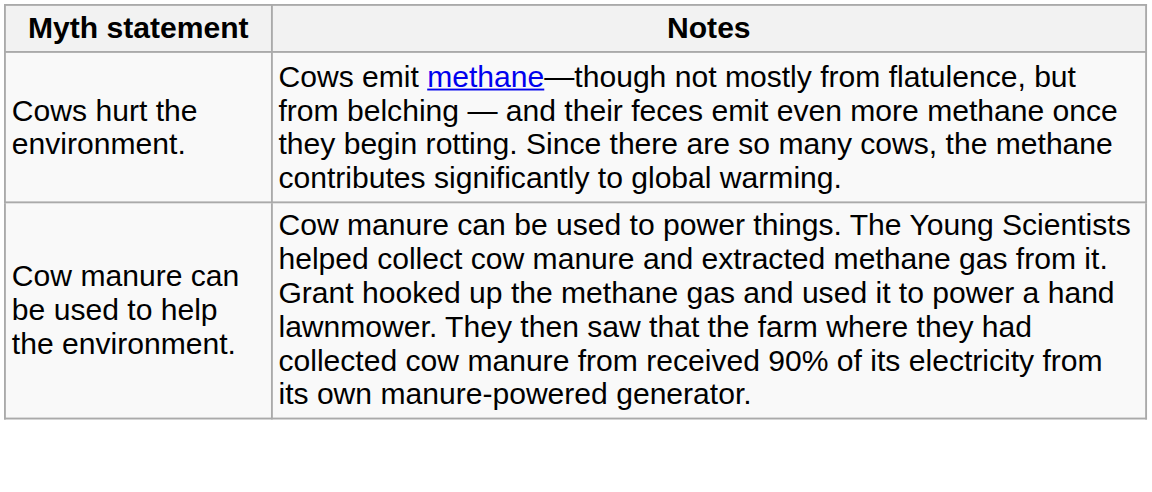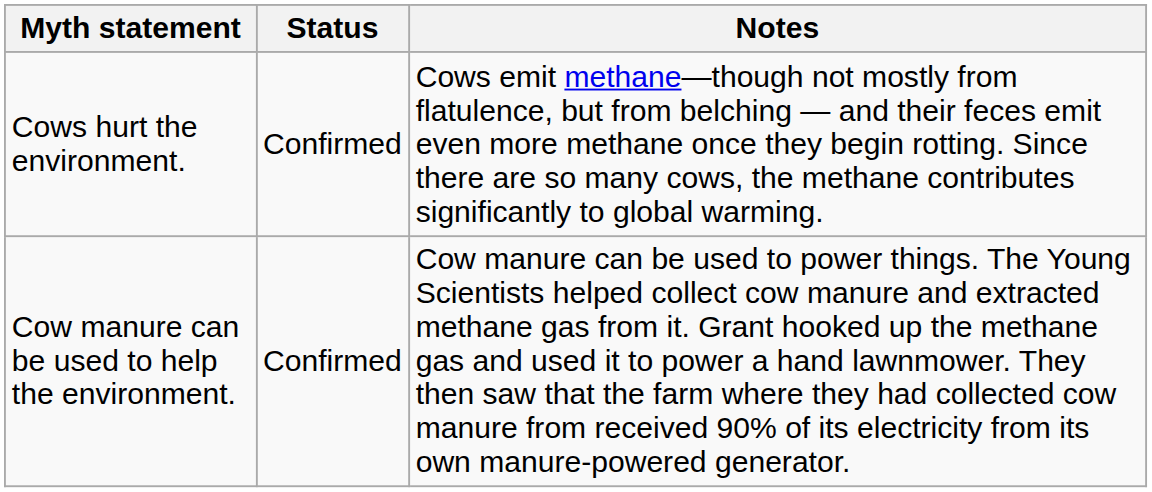+ column: (332, 28)
